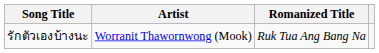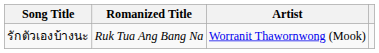columns swapped: (312, 14) <-> (173, 14)
